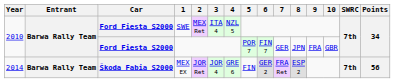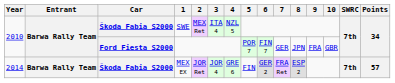(136, 27) Ford Fiesta S2000 -> (136, 27) Škoda Fabia S2000
(375, 67) 56 -> (375, 67) 57
